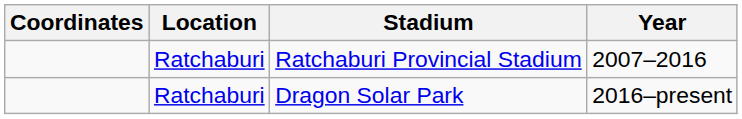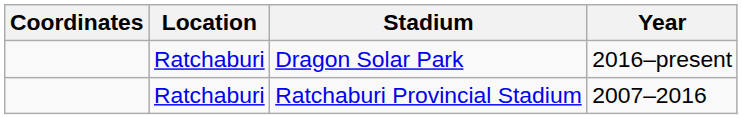rows swapped: (428, 58) <-> (369, 95)
